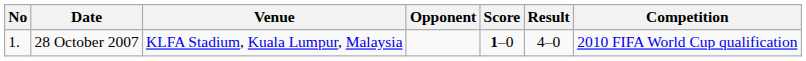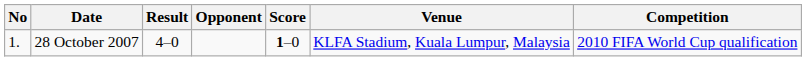columns swapped: (274, 16) <-> (549, 16)
